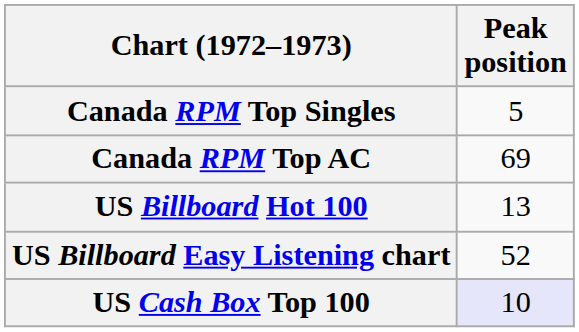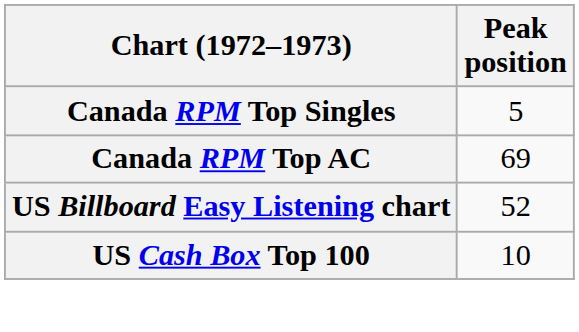- row: (231, 206)
(516, 302) lavender background -> (516, 254) no background
